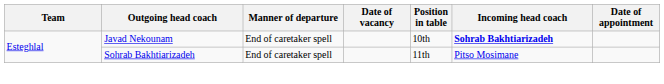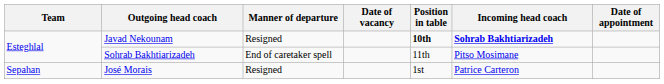(289, 39) End of caretaker spell -> (264, 39) Resigned
(421, 39) normal -> (422, 39) bold
+ row: (128, 70)
